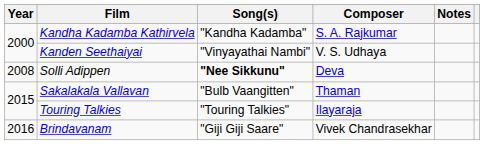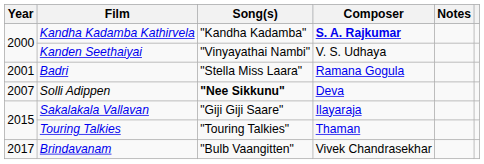(356, 33) normal -> (358, 33) bold
+ row: (54, 71)
(21, 71) 2008 -> (21, 91) 2007
(247, 91) "Bulb Vaangitten" -> (242, 110) "Giji Giji Saare"
(338, 91) Thaman -> (339, 110) Ilayaraja
(339, 110) Ilayaraja -> (338, 129) Thaman
(21, 129) 2016 -> (21, 149) 2017
(242, 129) "Giji Giji Saare" -> (247, 149) "Bulb Vaangitten"
